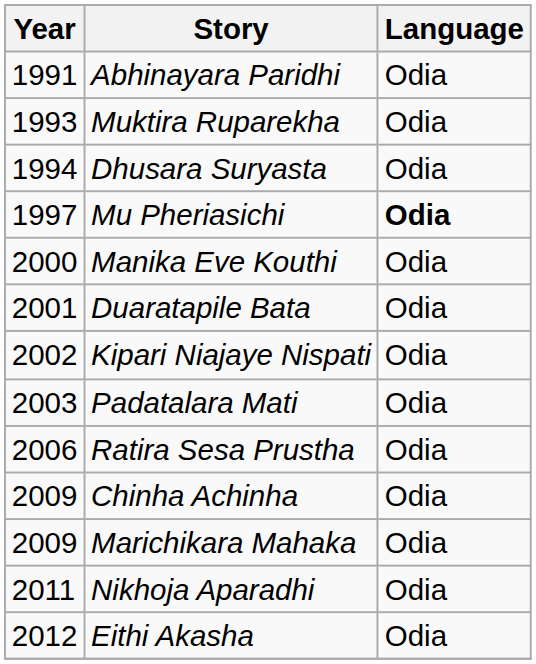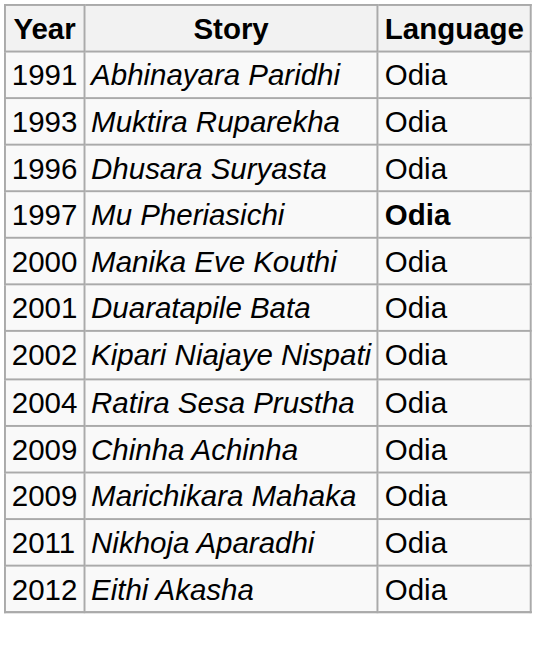(45, 169) 1994 -> (45, 169) 1996
- row: (194, 402)
(45, 449) 2006 -> (45, 402) 2004
